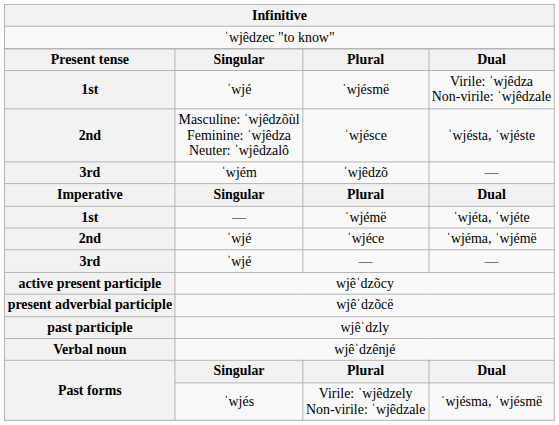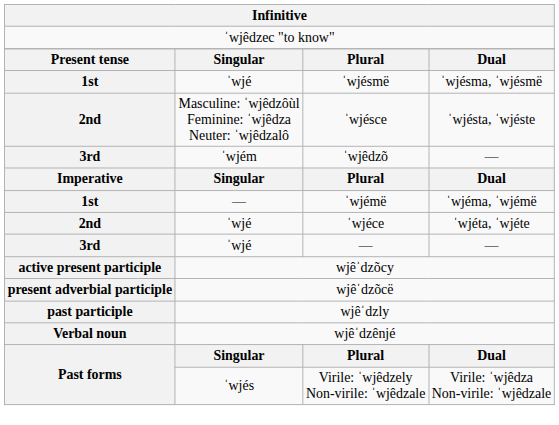(491, 89) Virile: ˈwjêdza Non-virile: ˈwjêdzale -> (491, 81) ˈwjésma, ˈwjésmë
(491, 217) ˈwjéta, ˈwjéte -> (491, 201) ˈwjéma, ˈwjémë
(491, 239) ˈwjéma, ˈwjémë -> (491, 223) ˈwjéta, ˈwjéte
(491, 401) ˈwjésma, ˈwjésmë -> (491, 385) Virile: ˈwjêdza Non-virile: ˈwjêdzale
